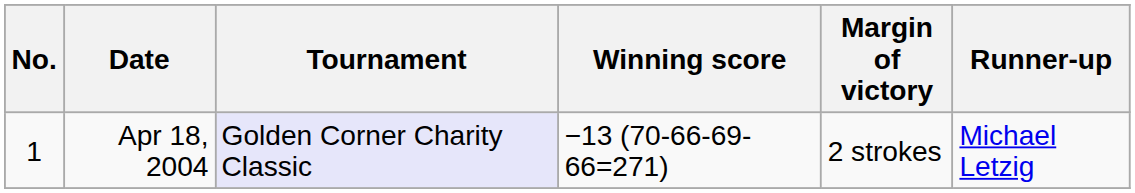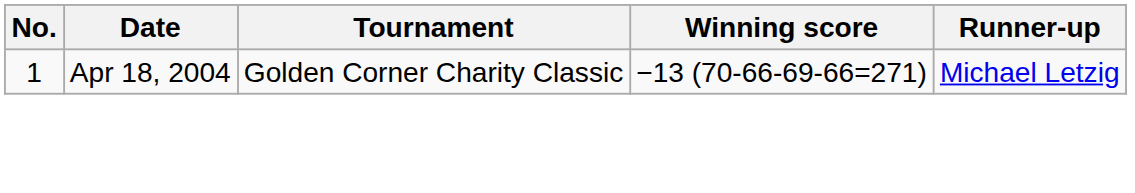- column: (887, 59)
(362, 151) lavender background -> (434, 72) no background
